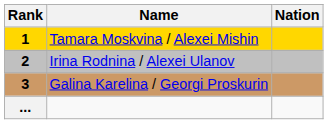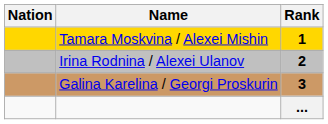columns swapped: (25, 15) <-> (297, 15)
